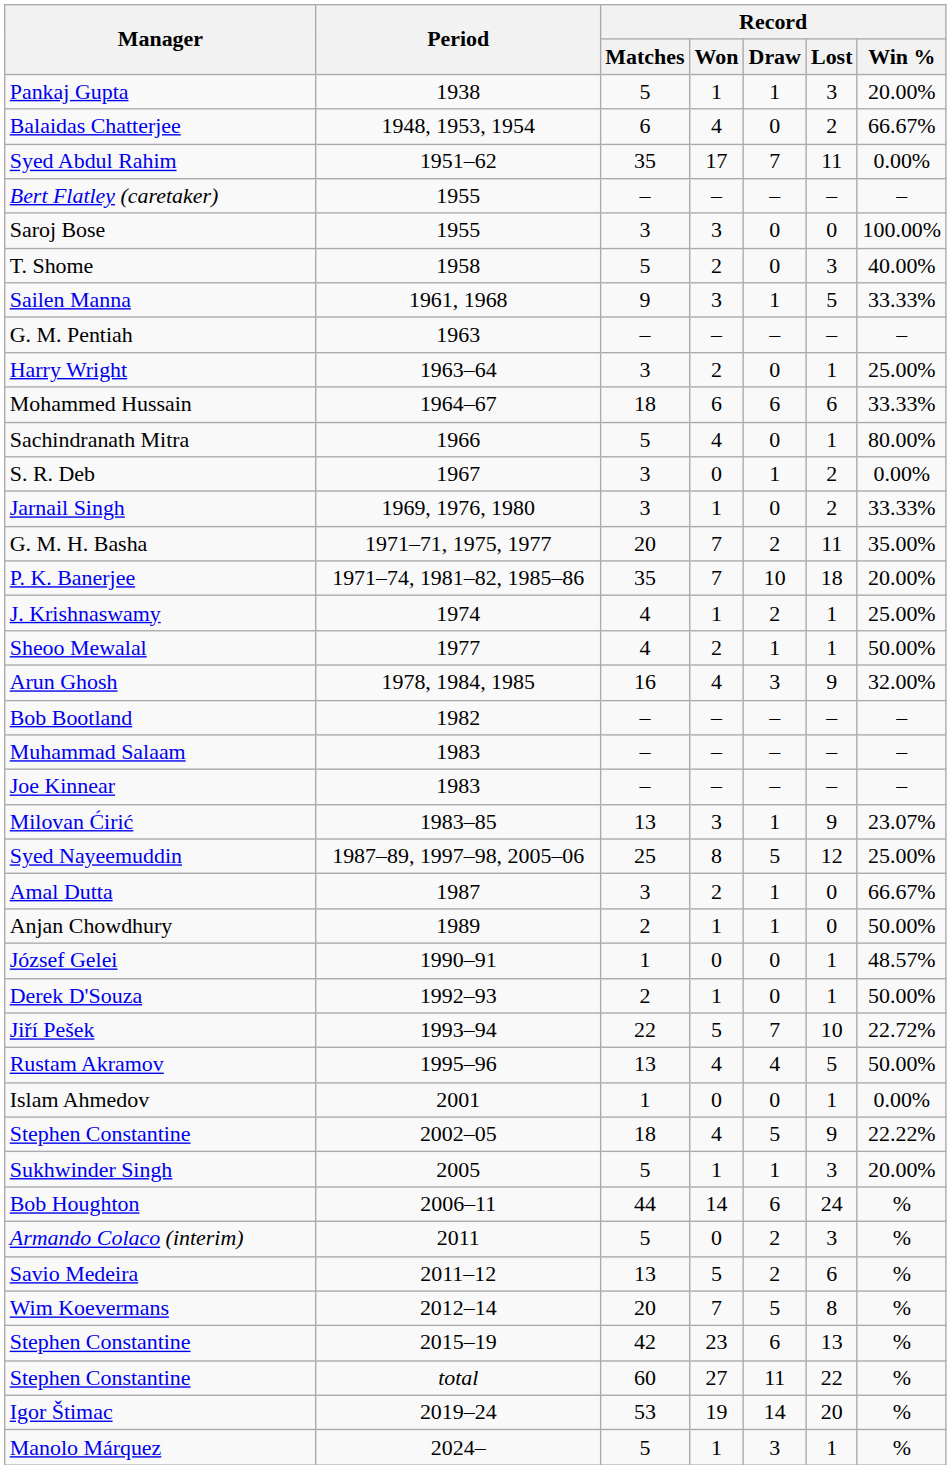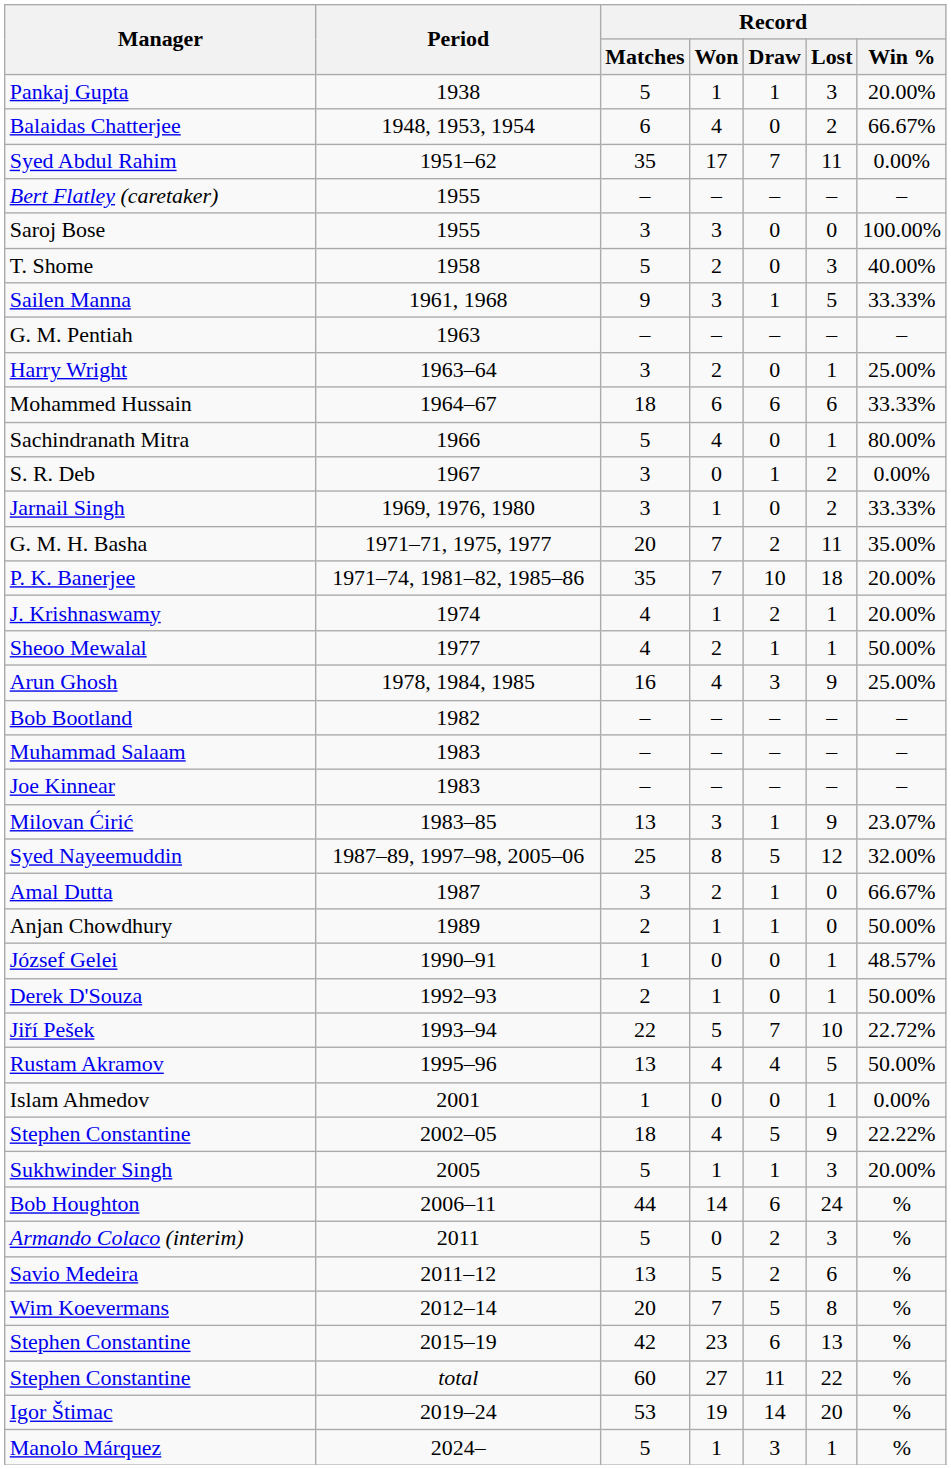(902, 612) 25.00% -> (902, 612) 20.00%
(902, 682) 32.00% -> (902, 682) 25.00%
(902, 856) 25.00% -> (902, 856) 32.00%
